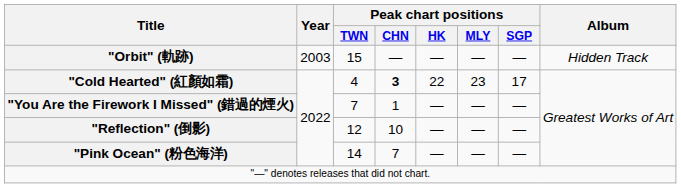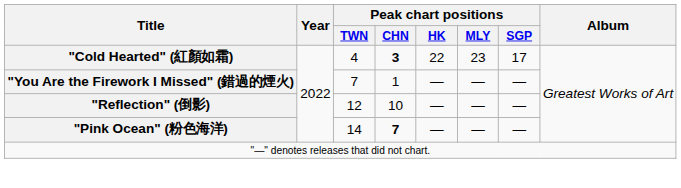- row: (151, 57)
(396, 153) normal -> (396, 129) bold
